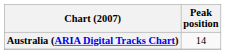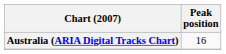(201, 40) 14 -> (201, 40) 16
